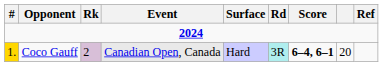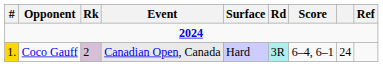(313, 52) bold -> (313, 52) normal
(345, 52) 20 -> (345, 52) 24
